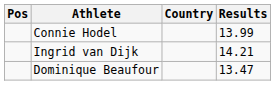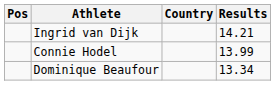rows swapped: (86, 52) <-> (75, 33)
(236, 70) 13.47 -> (236, 70) 13.34
